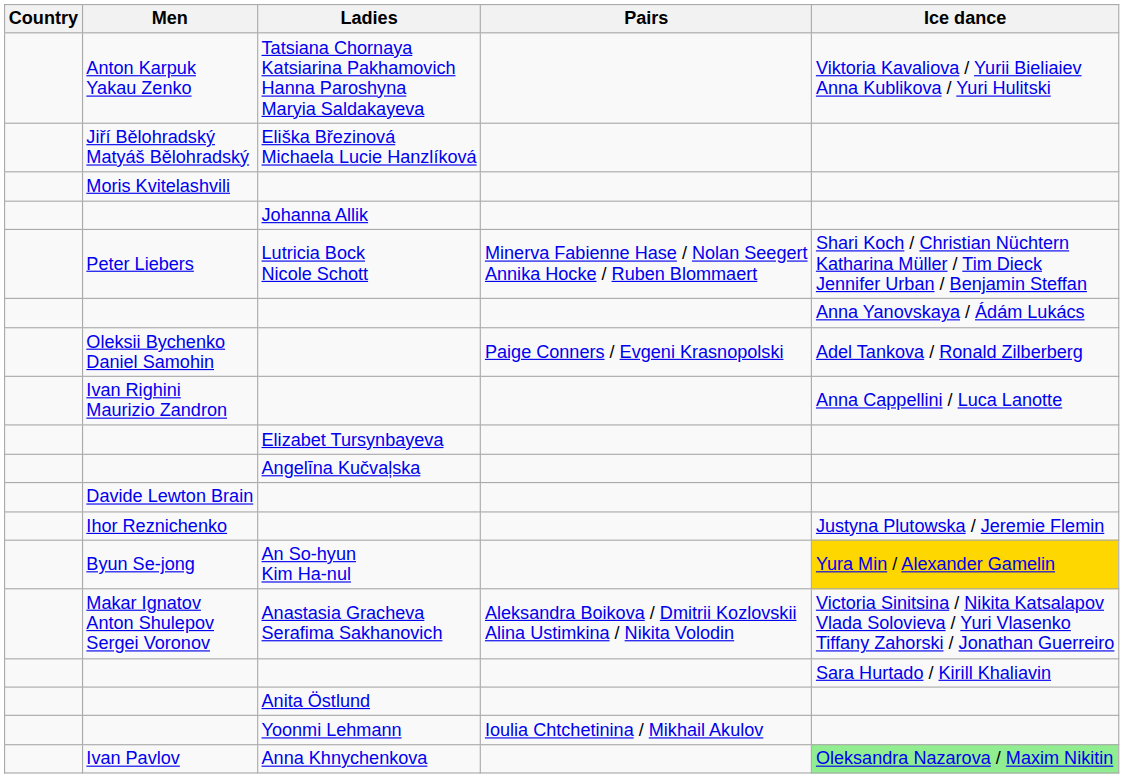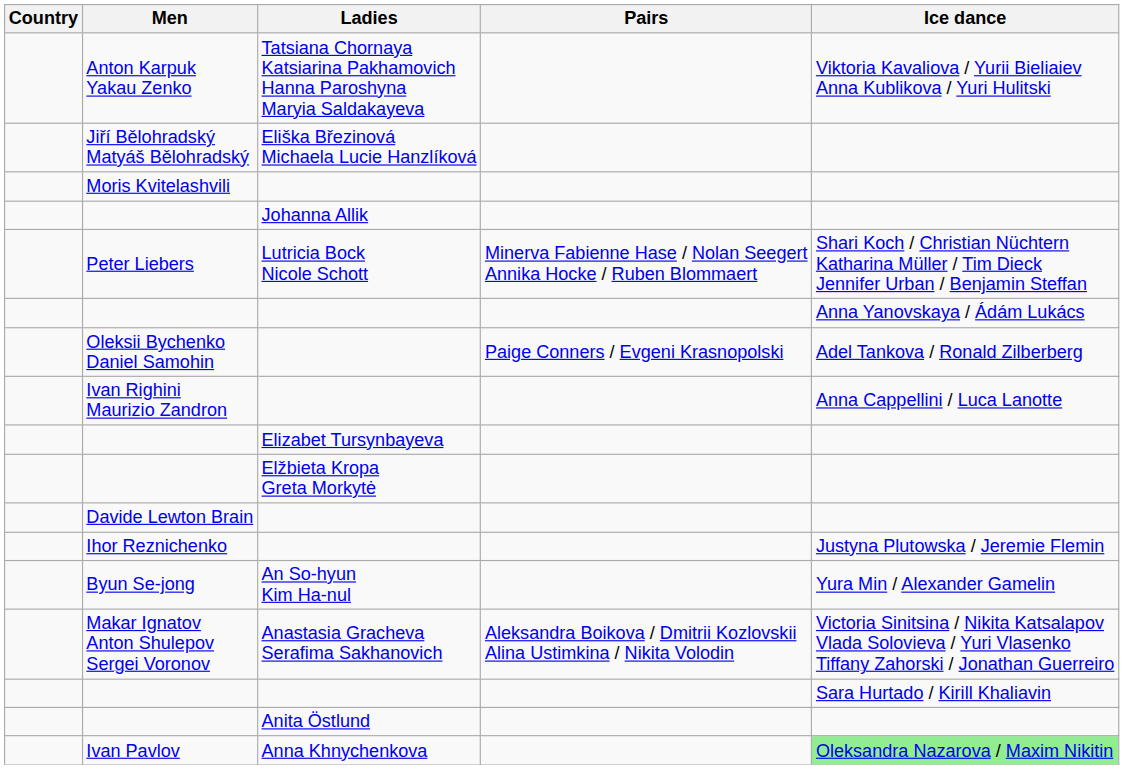- row: (170, 468)
+ row: (170, 479)
(935, 564) gold background -> (935, 584) no background
- row: (170, 730)
